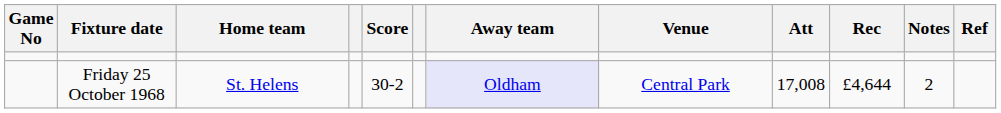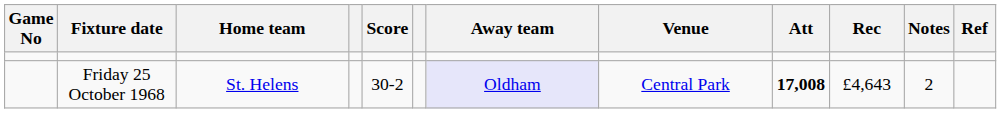(801, 84) normal -> (801, 84) bold
(867, 84) £4,644 -> (867, 84) £4,643
